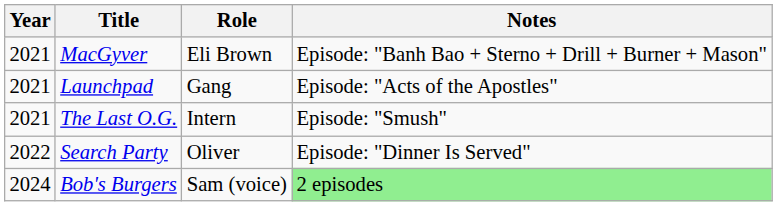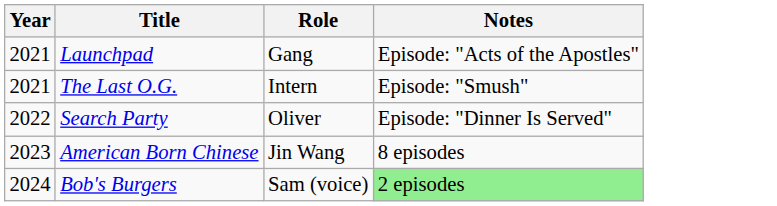- row: (104, 53)
+ row: (159, 151)
